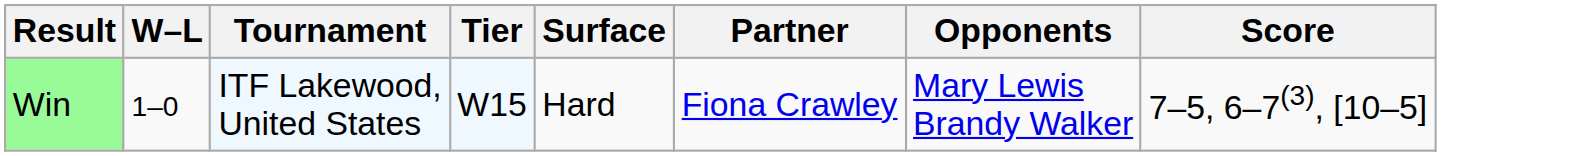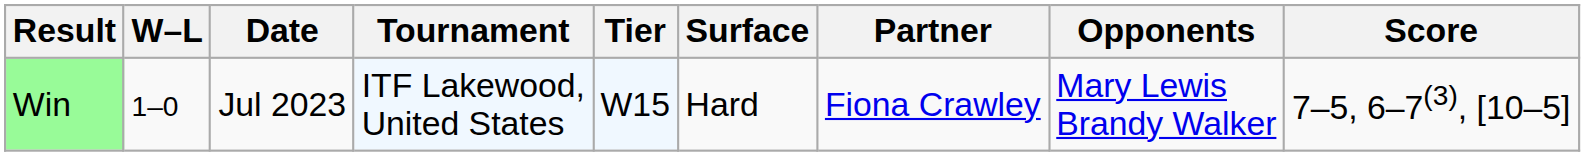+ column: (282, 31)
